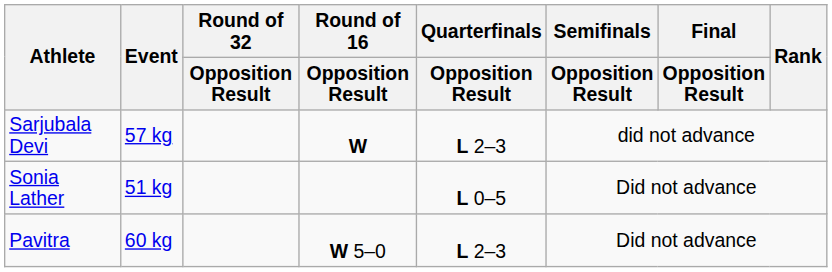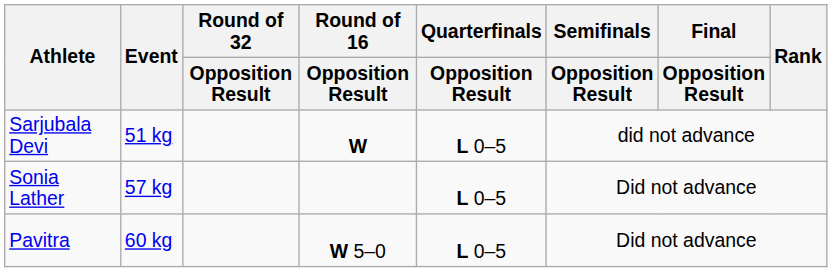(149, 136) 57 kg -> (149, 136) 51 kg
(481, 147) L 2–3 -> (481, 147) L 0–5
(149, 188) 51 kg -> (149, 188) 57 kg
(481, 251) L 2–3 -> (481, 251) L 0–5
